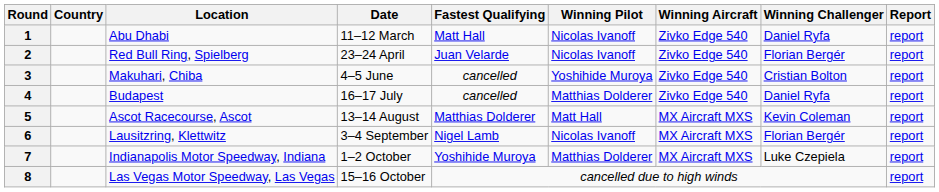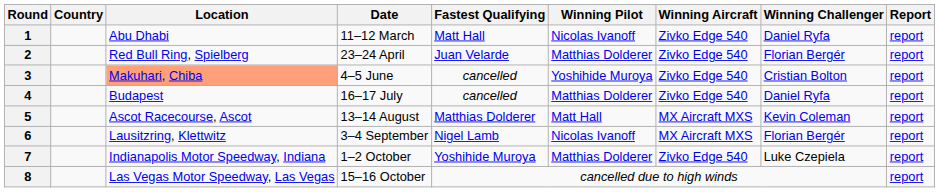(593, 55) Nicolas Ivanoff -> (602, 55) Matthias Dolderer
(156, 76) no background -> (156, 76) lightsalmon background
(706, 157) MX Aircraft MXS -> (703, 157) Zivko Edge 540
